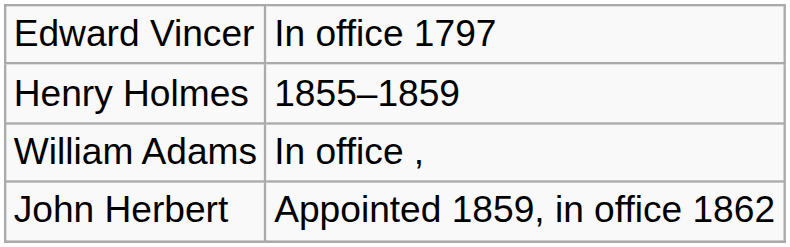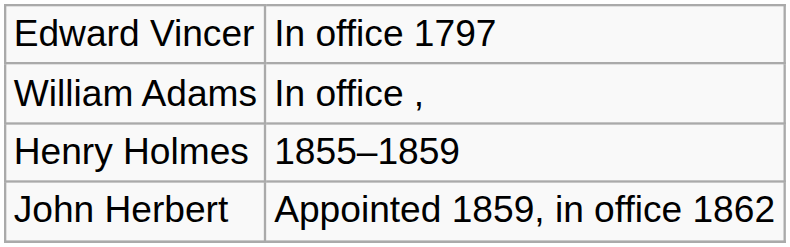rows swapped: (135, 151) <-> (131, 92)
